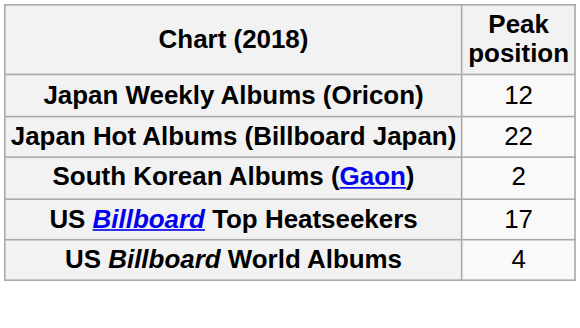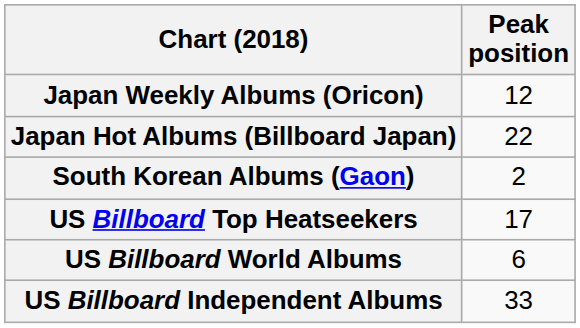(519, 259) 4 -> (519, 259) 6
+ row: (234, 300)
